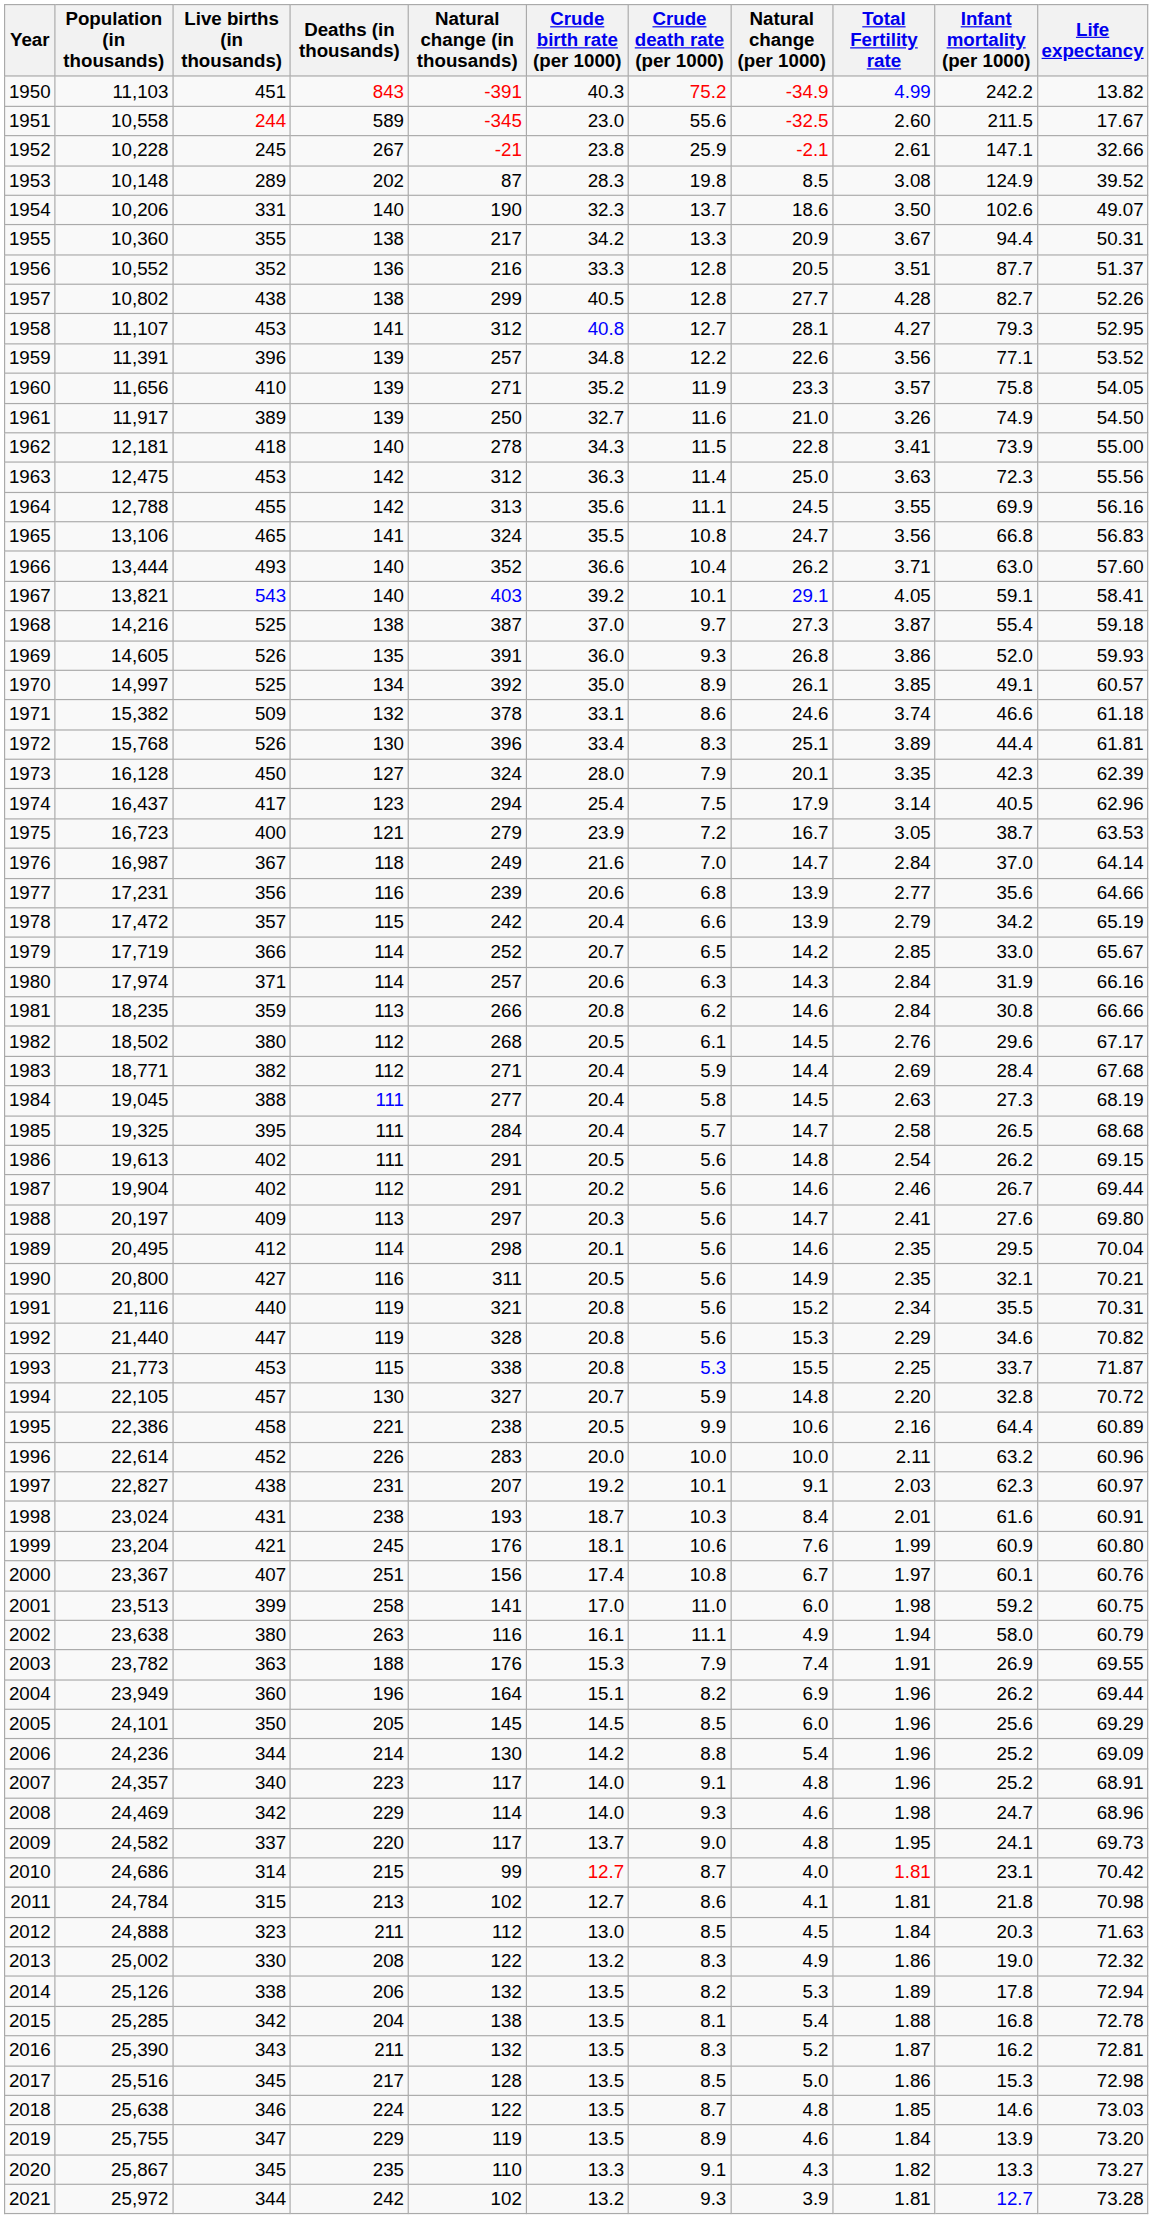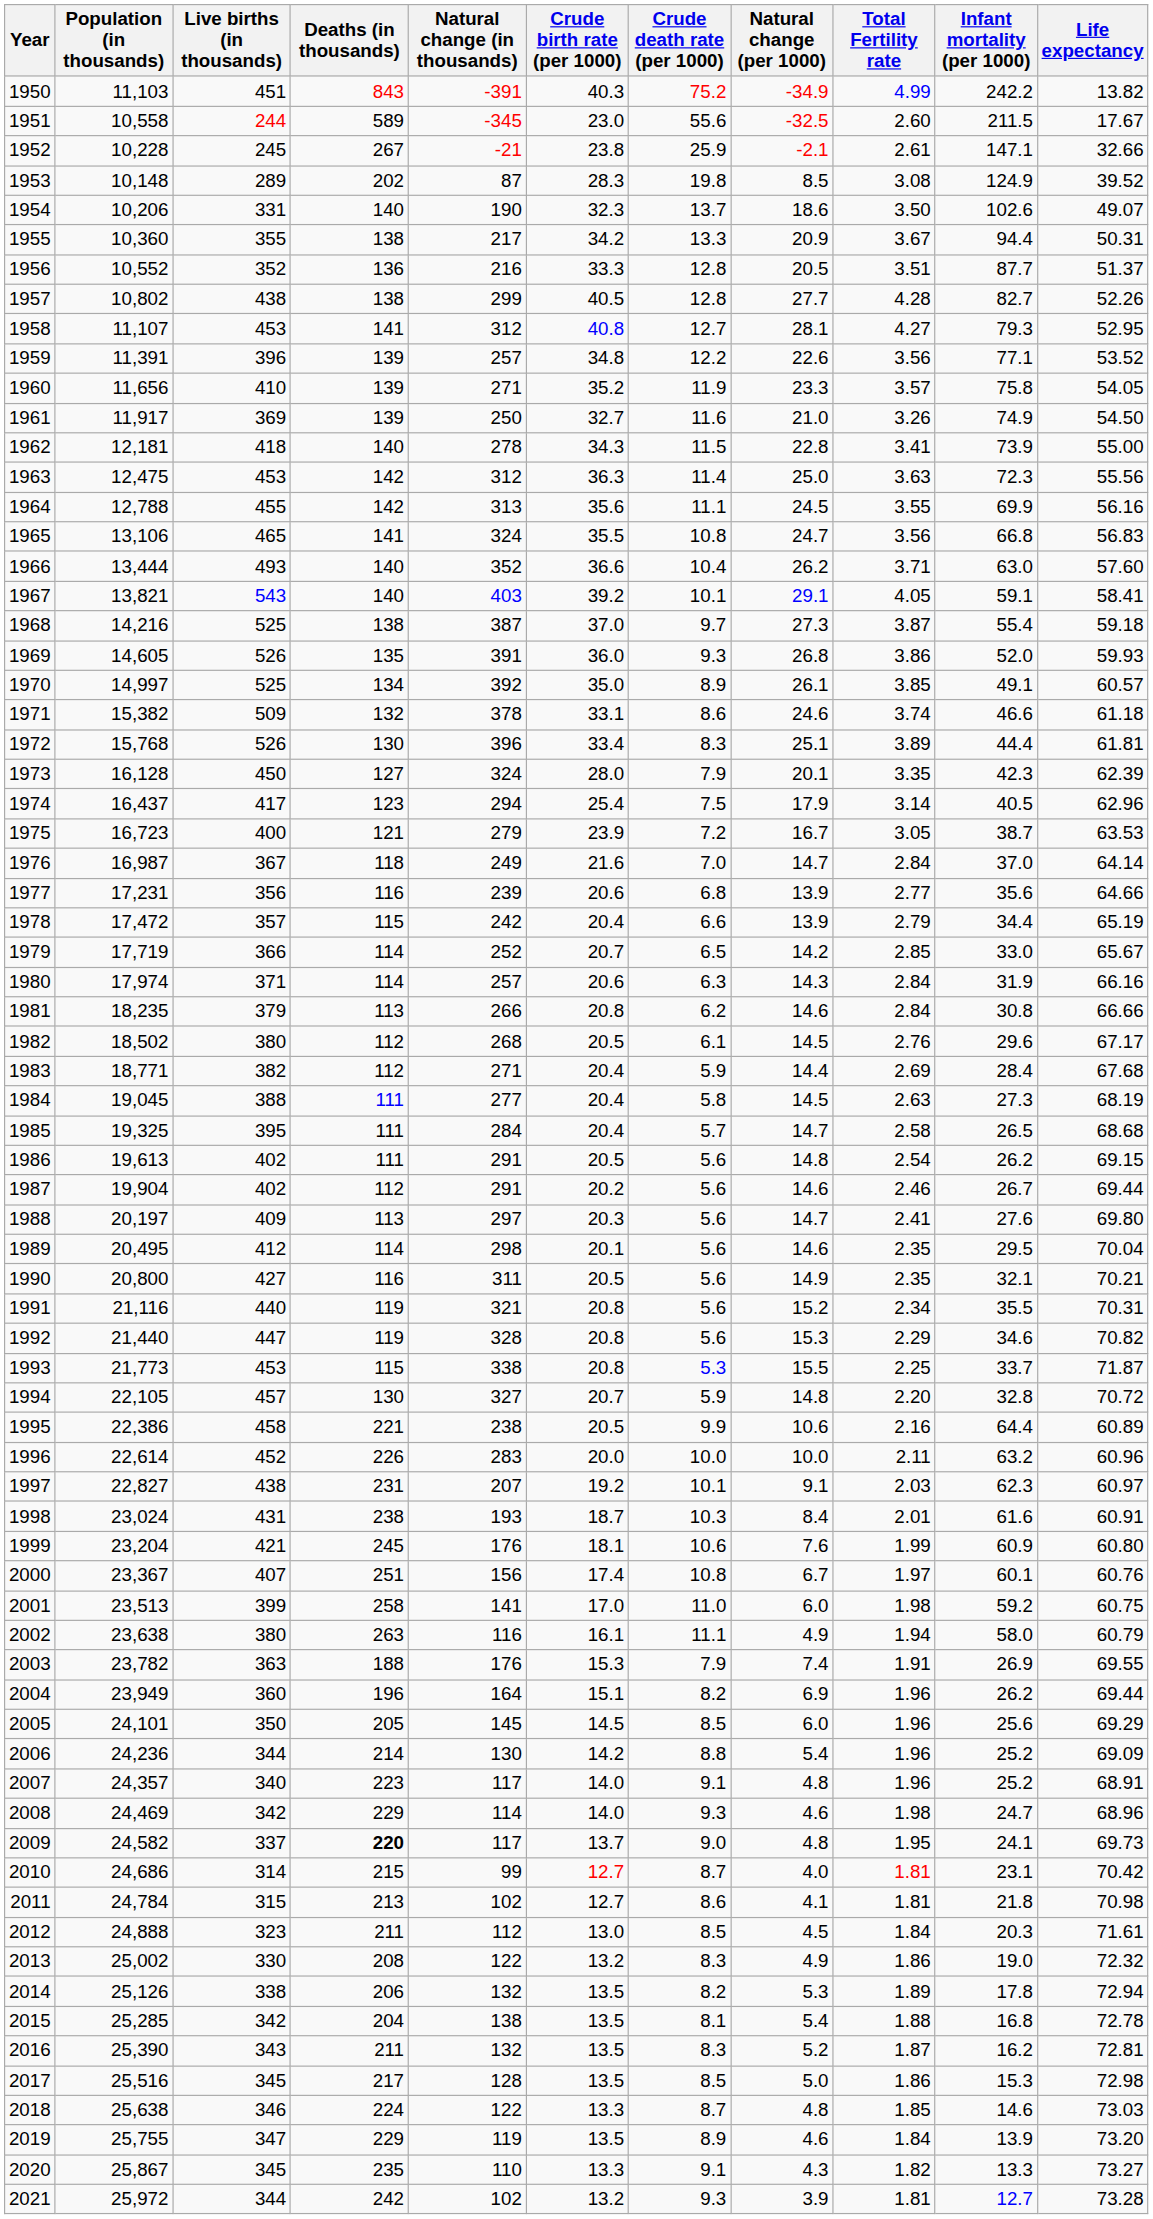(271, 417) 389 -> (271, 417) 369
(1015, 922) 34.2 -> (1015, 922) 34.4
(271, 1011) 359 -> (271, 1011) 379
(388, 1842) normal -> (388, 1842) bold
(1120, 1931) 71.63 -> (1120, 1931) 71.61
(606, 2109) 13.5 -> (606, 2109) 13.3
